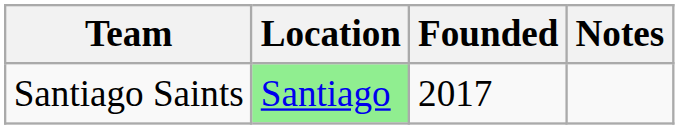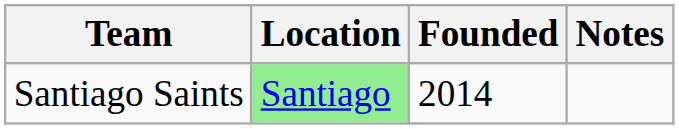(455, 92) 2017 -> (455, 92) 2014
